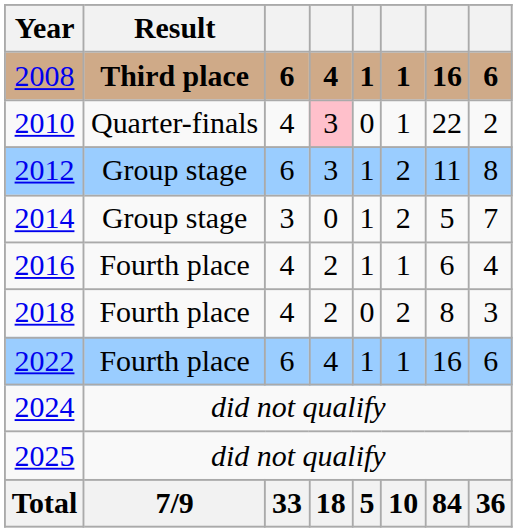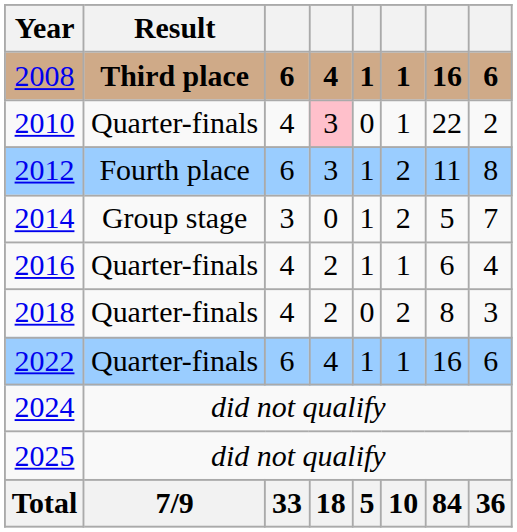(175, 170) Group stage -> (175, 170) Fourth place
(175, 265) Fourth place -> (175, 265) Quarter-finals
(175, 312) Fourth place -> (175, 312) Quarter-finals
(175, 360) Fourth place -> (175, 360) Quarter-finals
